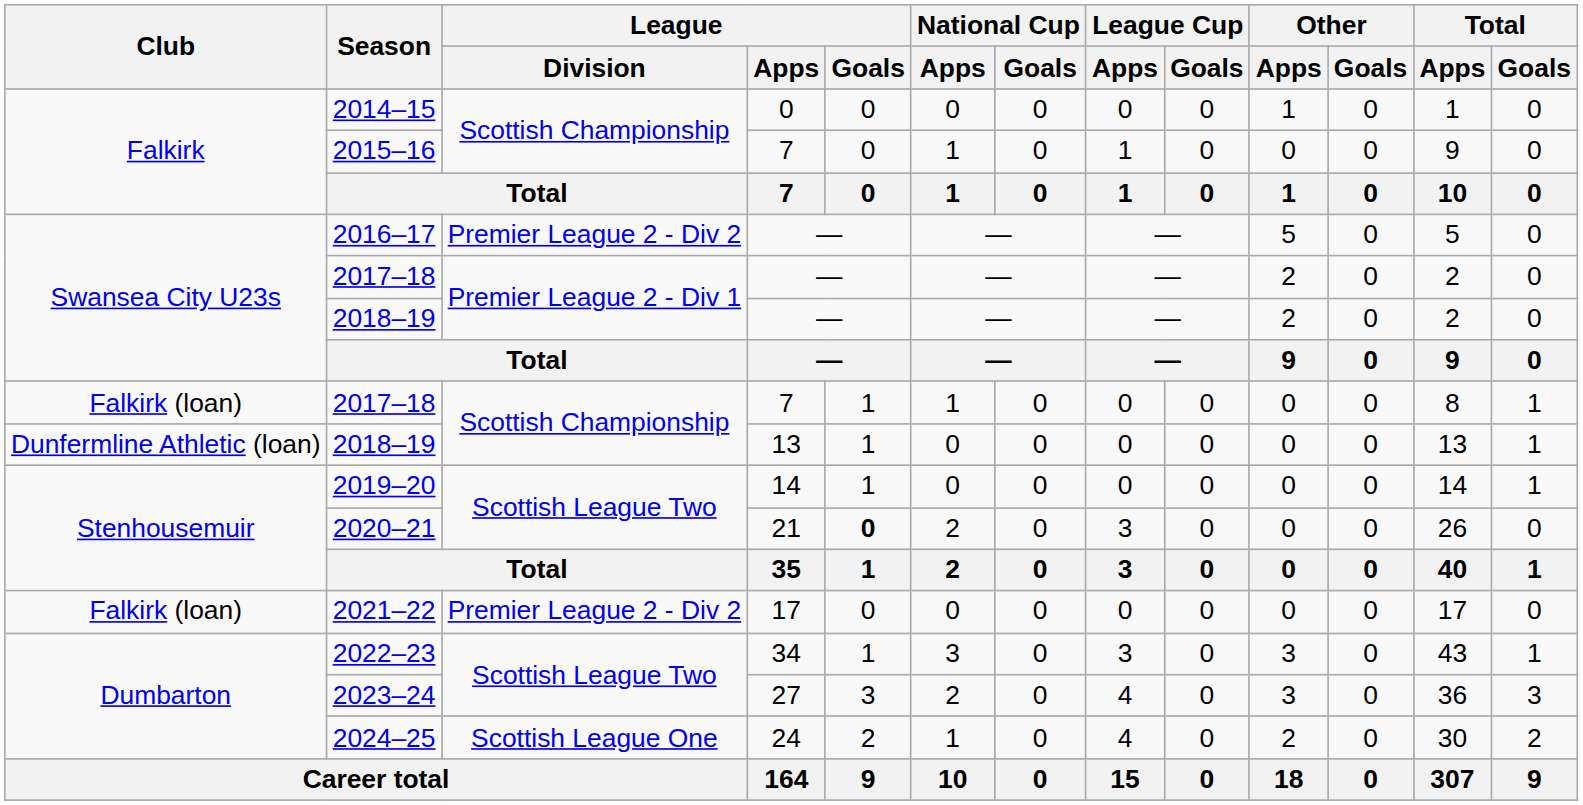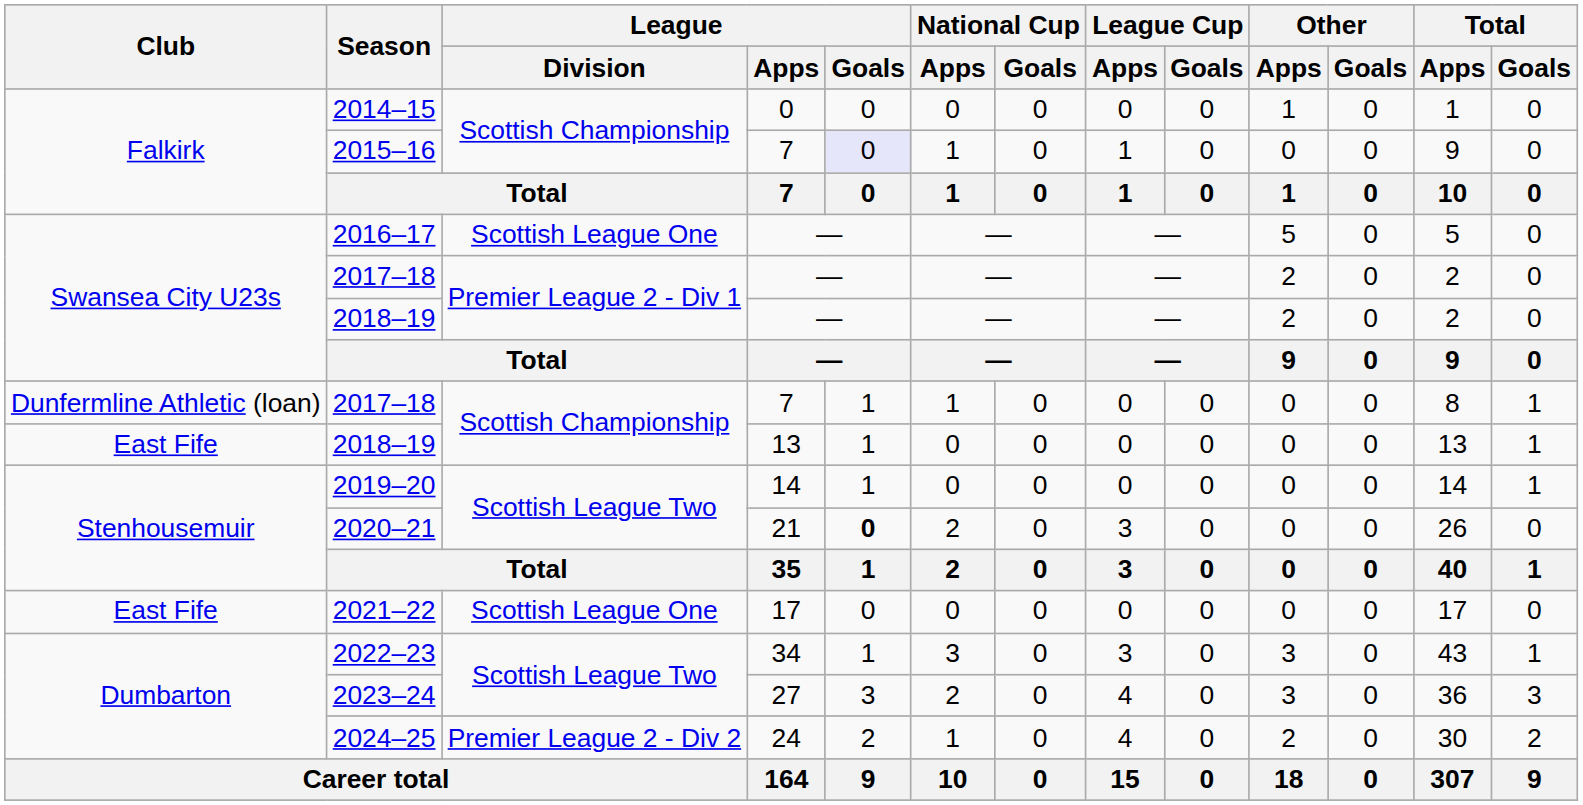(868, 151) no background -> (868, 151) lavender background
(594, 234) Premier League 2 - Div 2 -> (594, 234) Scottish League One
(166, 402) Falkirk (loan) -> (166, 402) Dunfermline Athletic (loan)
(166, 444) Dunfermline Athletic (loan) -> (166, 444) East Fife
(166, 611) Falkirk (loan) -> (166, 611) East Fife
(594, 611) Premier League 2 - Div 2 -> (594, 611) Scottish League One
(594, 737) Scottish League One -> (594, 737) Premier League 2 - Div 2
